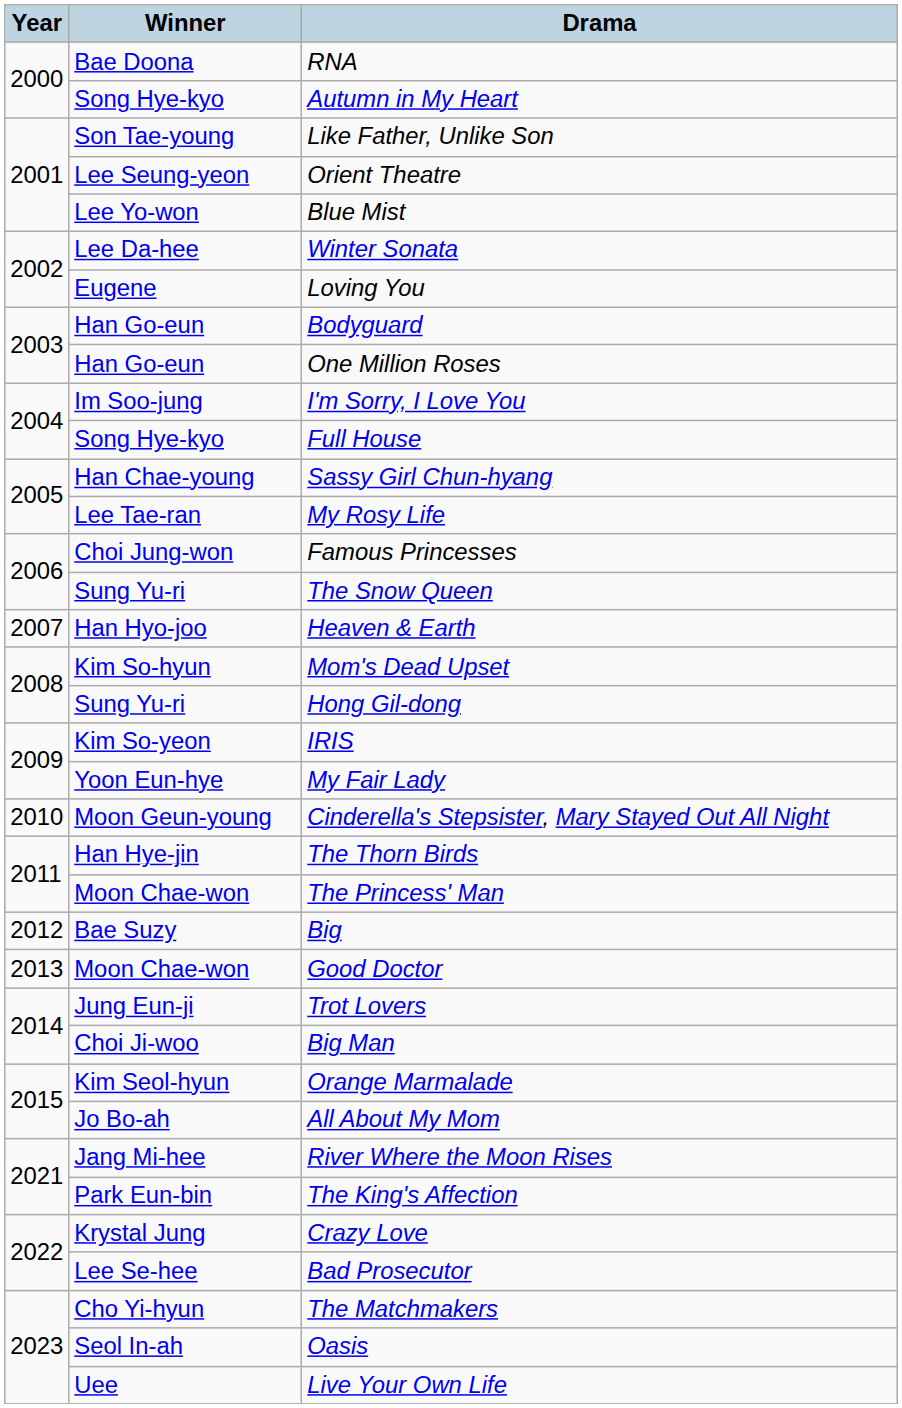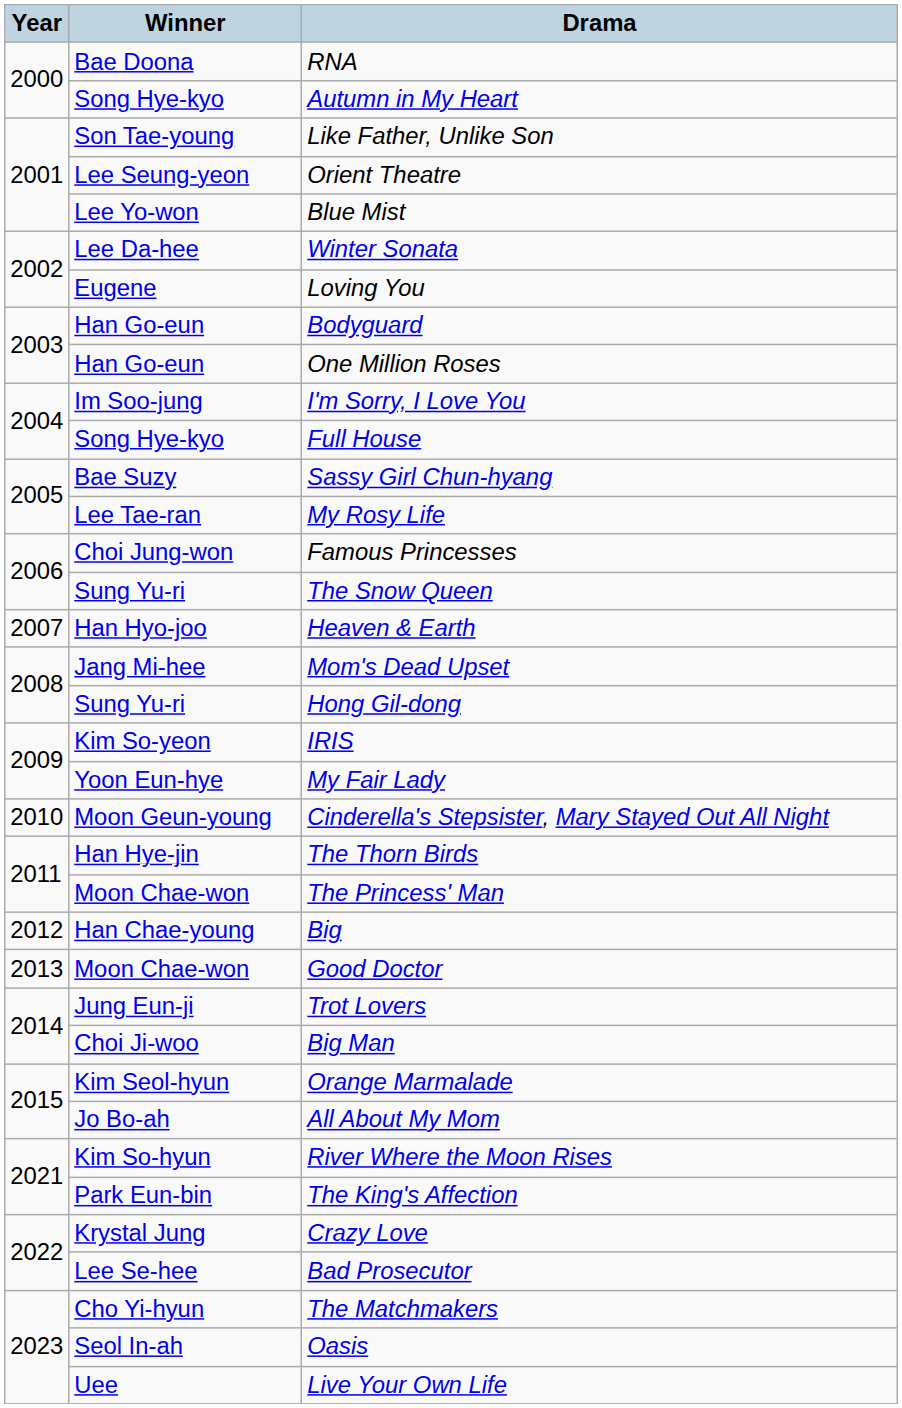(164, 477) Han Chae-young -> (125, 477) Bae Suzy
(143, 666) Kim So-hyun -> (140, 666) Jang Mi-hee
(125, 930) Bae Suzy -> (164, 930) Han Chae-young
(140, 1157) Jang Mi-hee -> (143, 1157) Kim So-hyun
